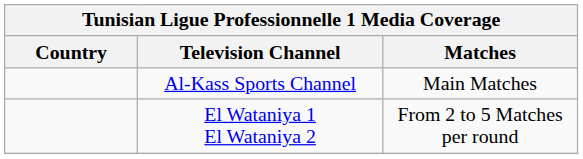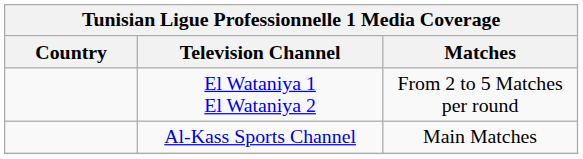rows swapped: (260, 125) <-> (260, 83)
